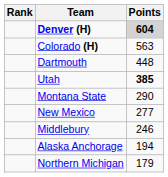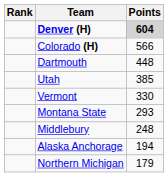(145, 46) 563 -> (145, 46) 566
(145, 79) bold -> (145, 79) normal
+ row: (57, 96)
(145, 96) 290 -> (145, 113) 293
- row: (66, 113)
(145, 130) 246 -> (145, 130) 248
